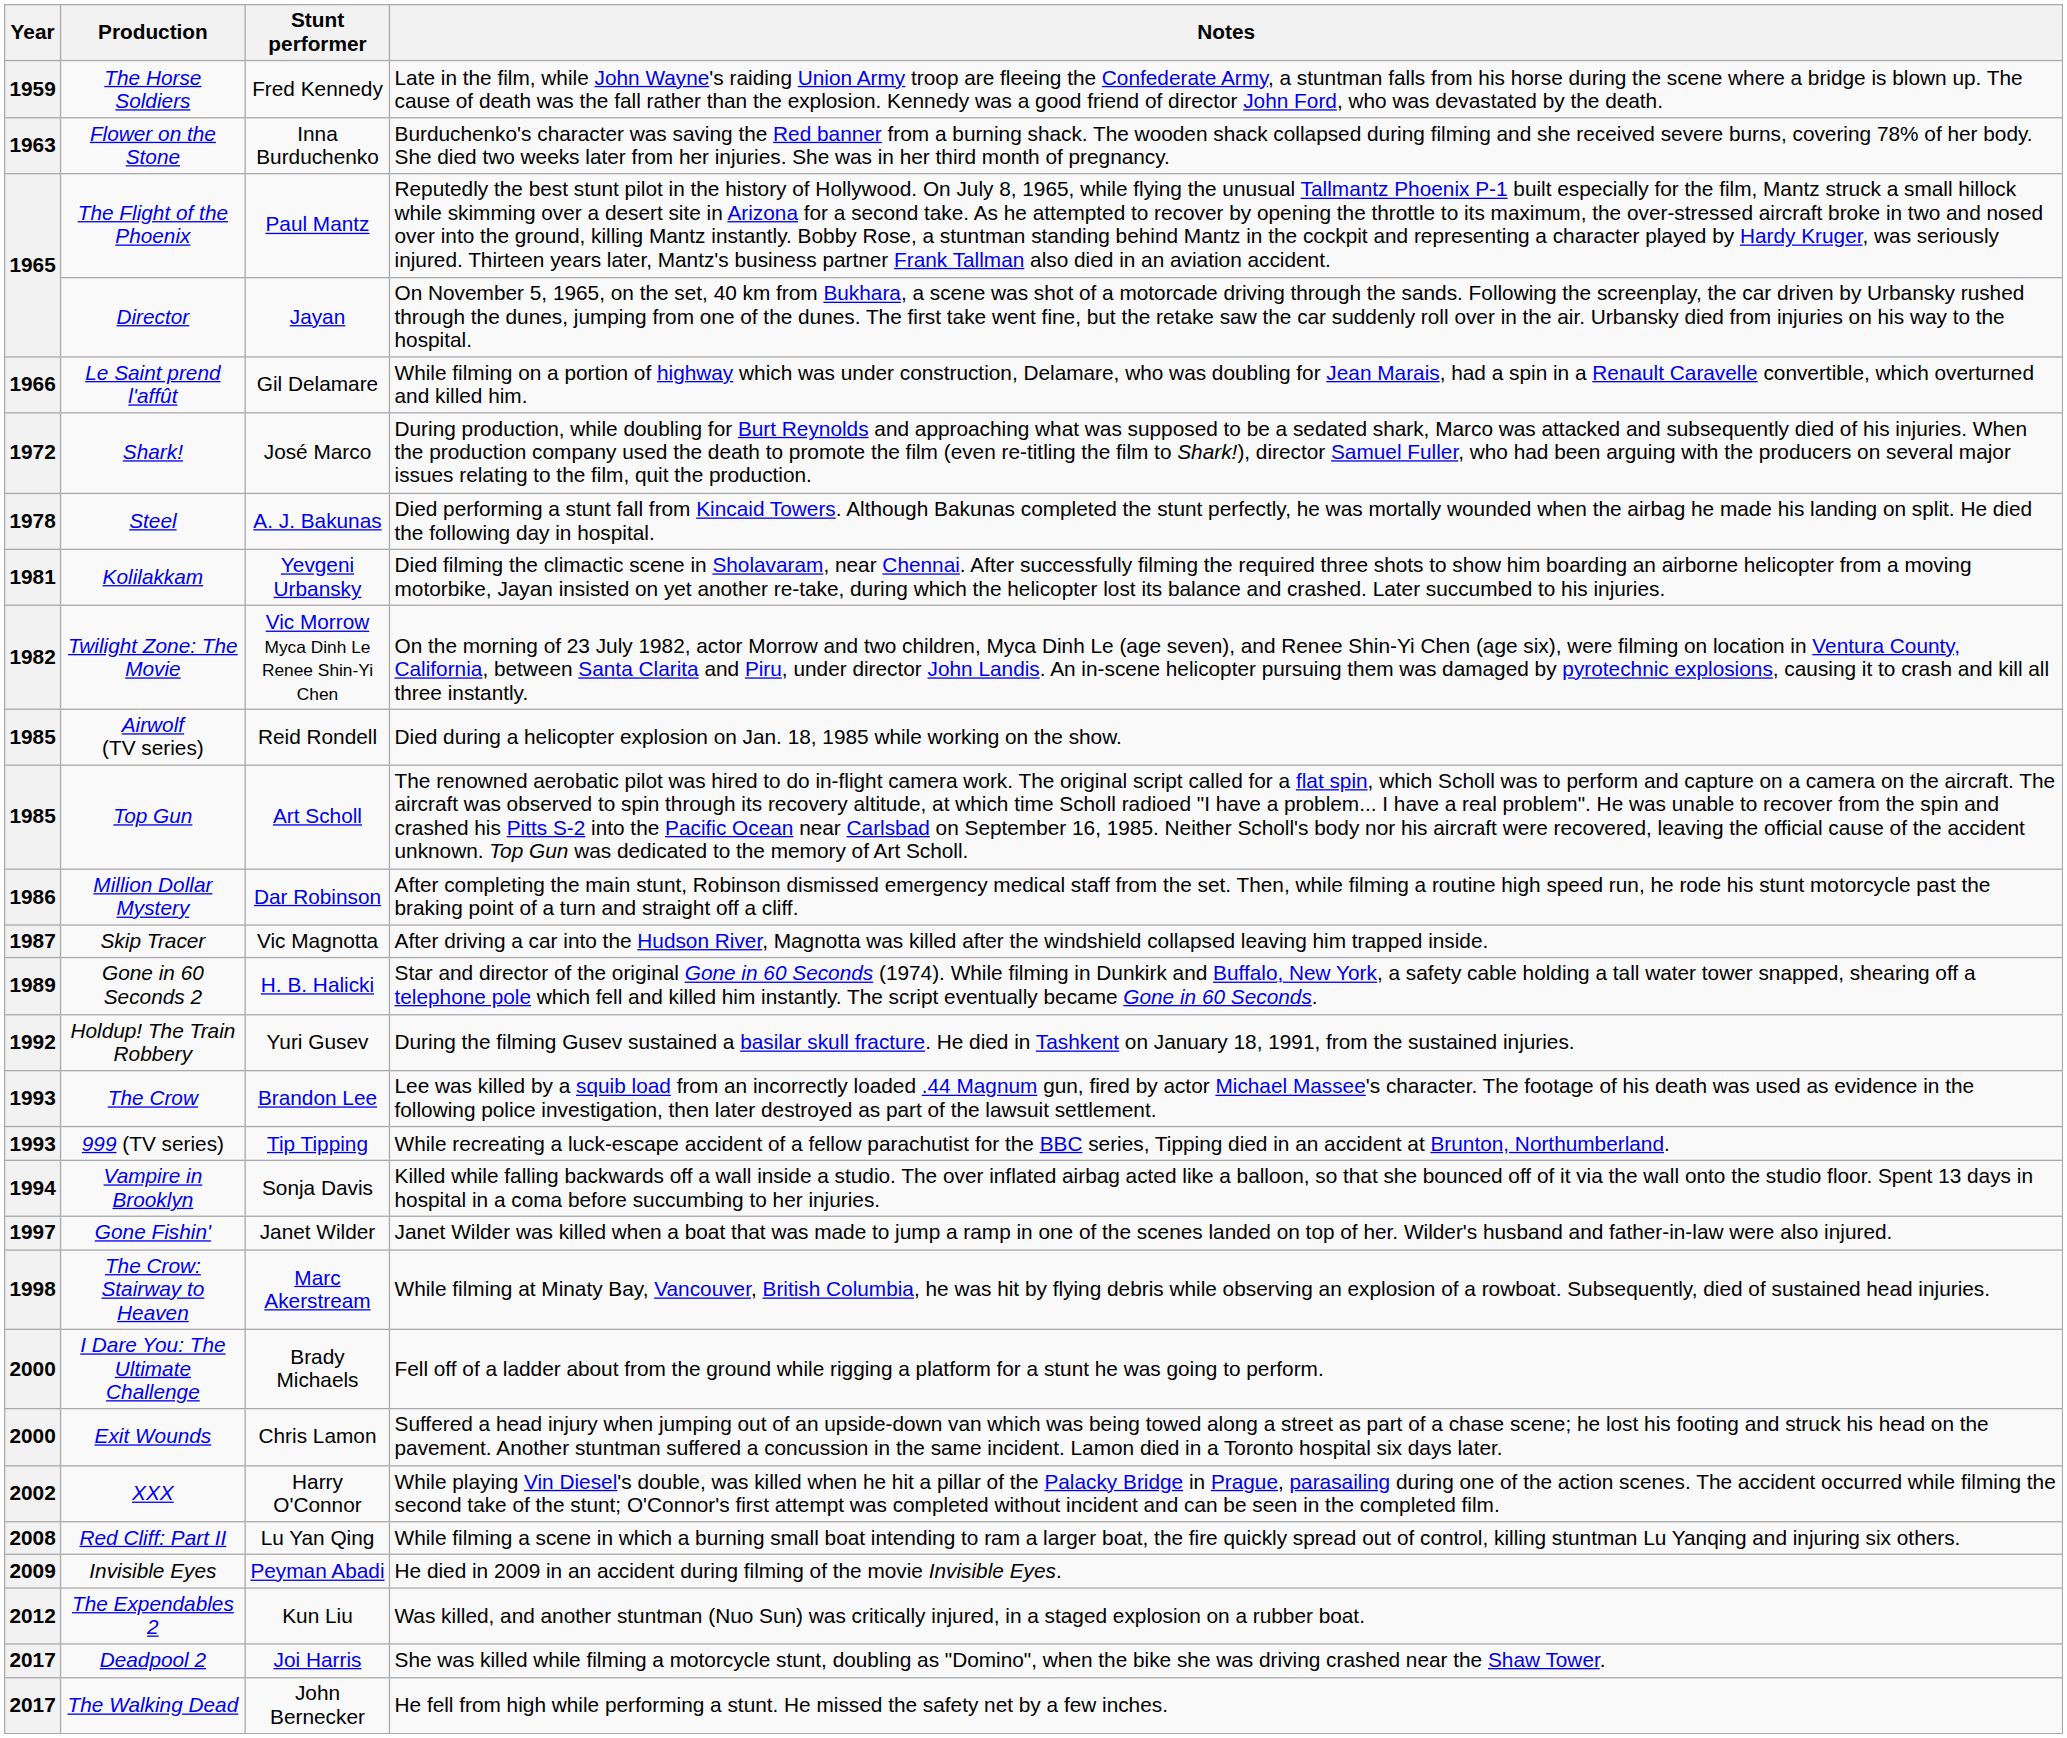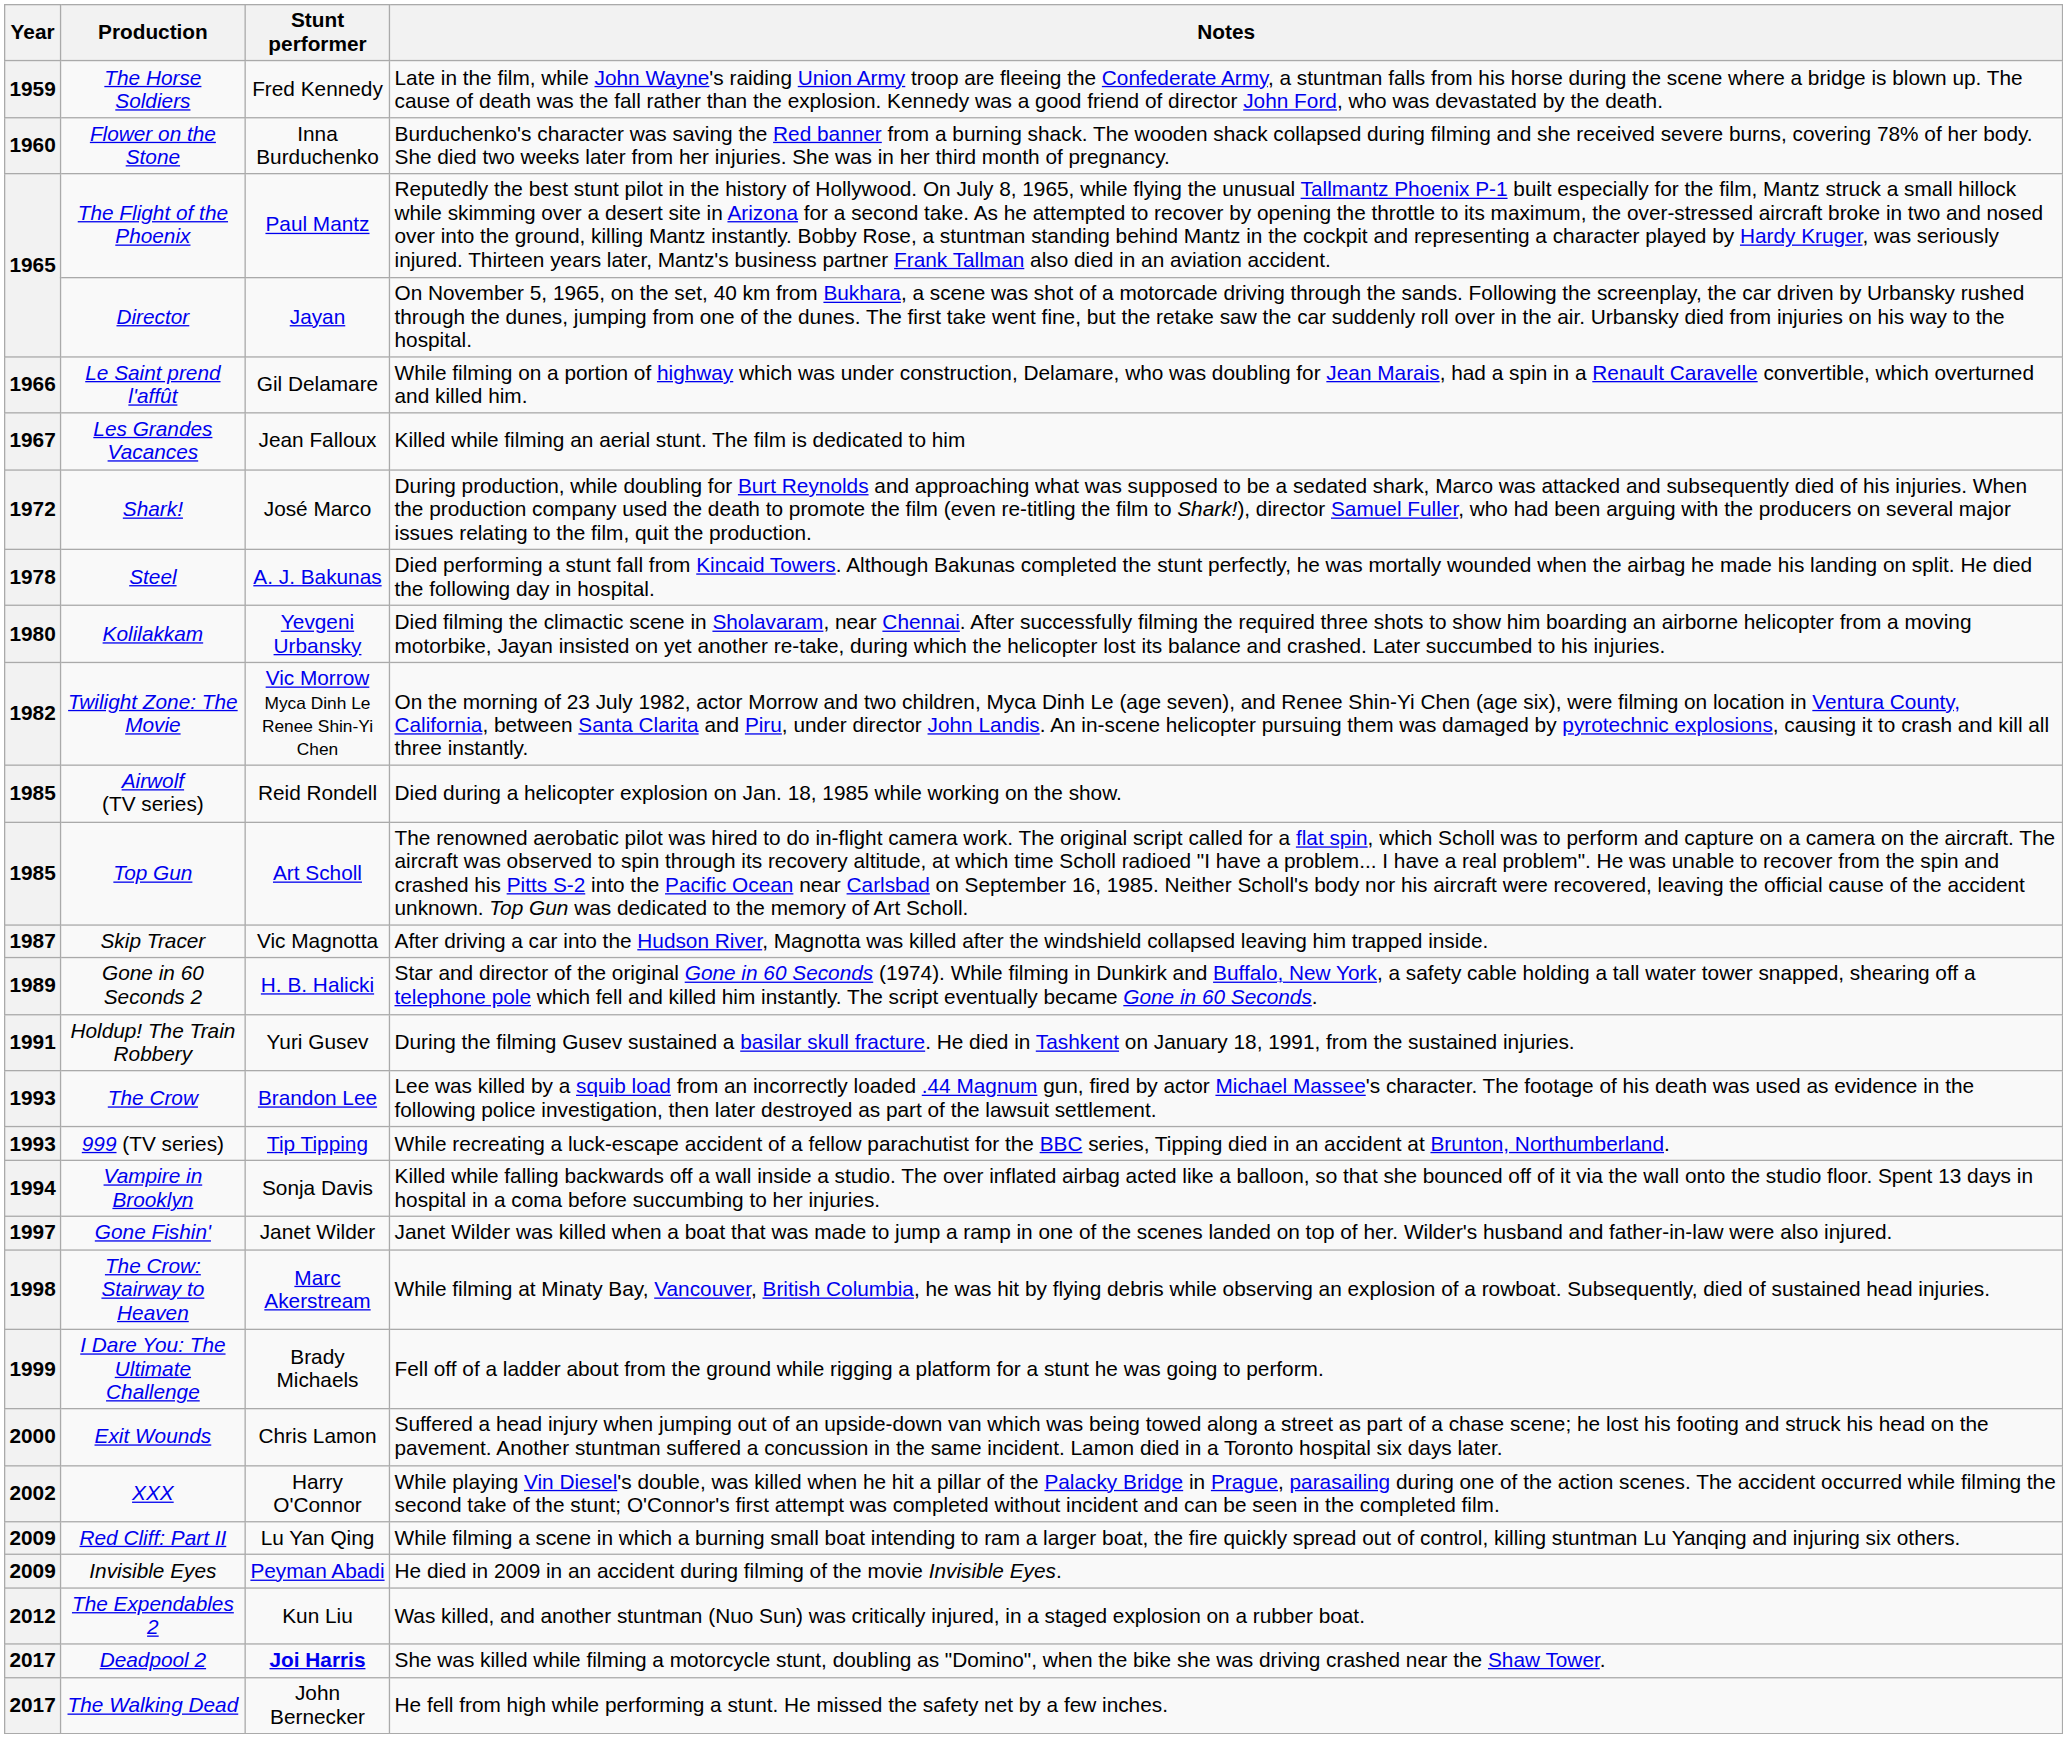(33, 145) 1963 -> (33, 145) 1960
+ row: (153, 441)
(33, 577) 1981 -> (33, 633) 1980
- row: (153, 896)
(33, 1042) 1992 -> (33, 1042) 1991
(33, 1368) 2000 -> (33, 1368) 1999
(33, 1538) 2008 -> (33, 1538) 2009
(317, 1660) normal -> (317, 1660) bold
